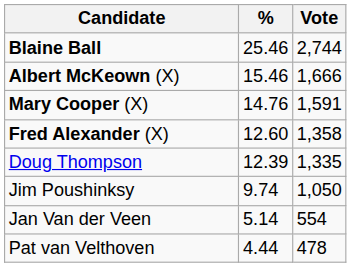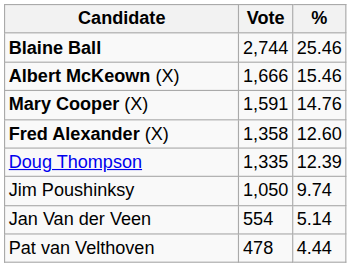columns swapped: (319, 18) <-> (266, 18)
